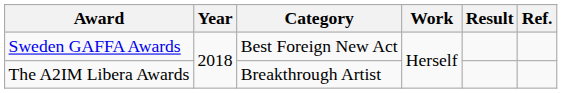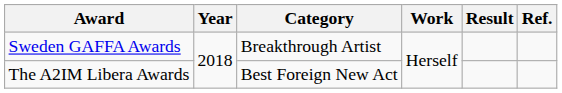(319, 46) Best Foreign New Act -> (311, 46) Breakthrough Artist
(311, 74) Breakthrough Artist -> (319, 74) Best Foreign New Act
